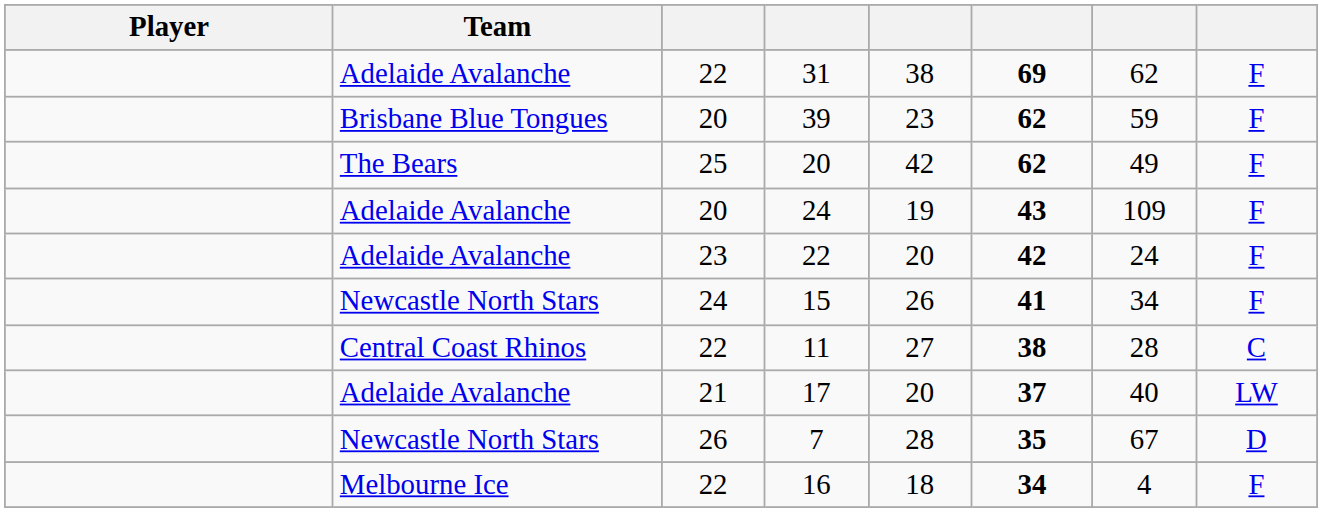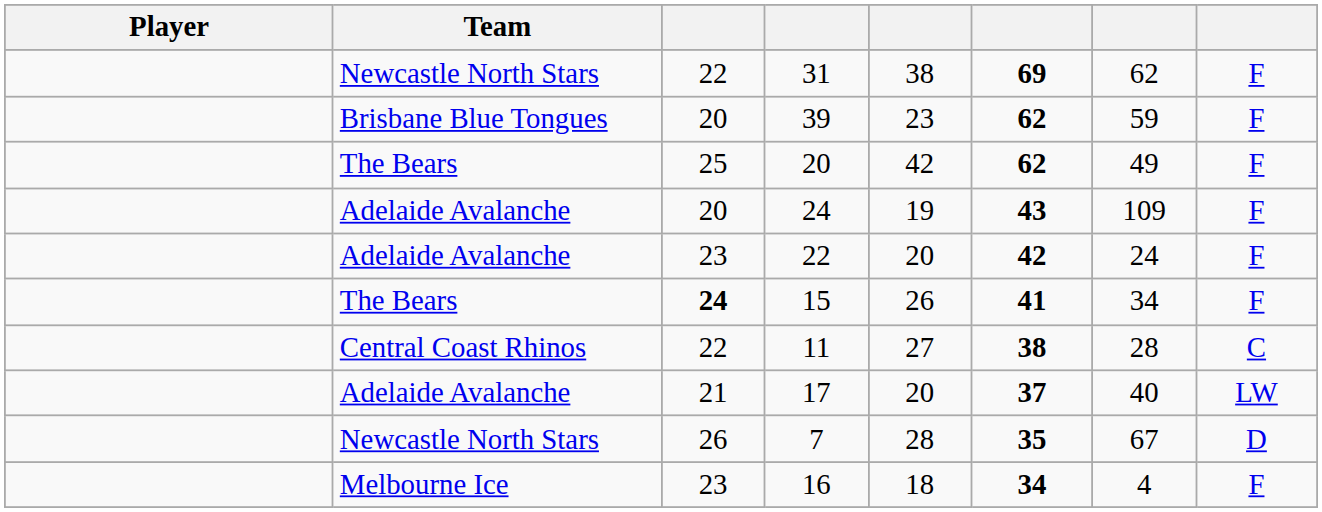(455, 73) Adelaide Avalanche -> (469, 73) Newcastle North Stars
(469, 301) Newcastle North Stars -> (399, 301) The Bears
(713, 301) normal -> (713, 301) bold
(713, 484) 22 -> (713, 484) 23
